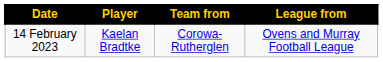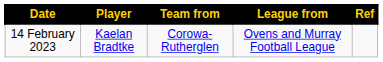+ column: (365, 14)
